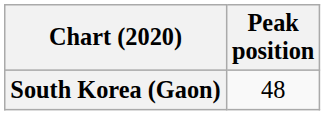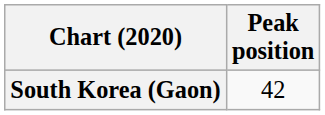(273, 89) 48 -> (273, 89) 42
